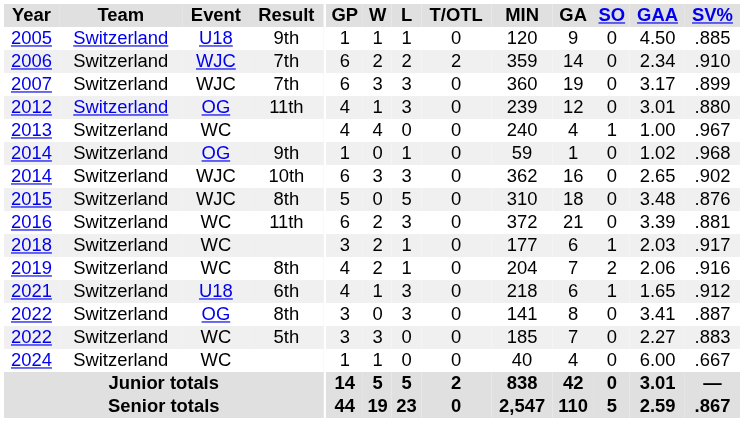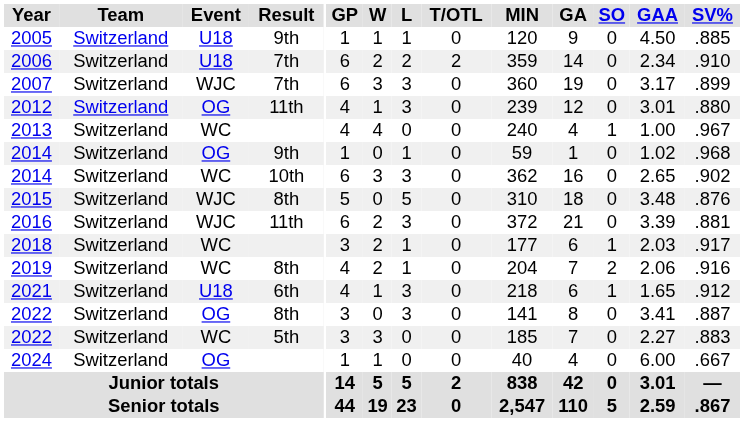(216, 61) WJC -> (216, 61) U18
(216, 176) WJC -> (216, 176) WC
(216, 222) WC -> (216, 222) WJC
(216, 360) WC -> (216, 360) OG
